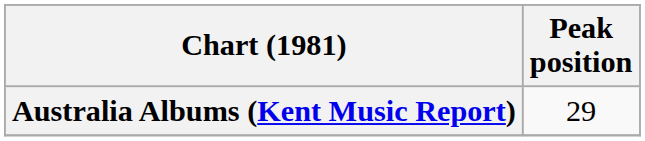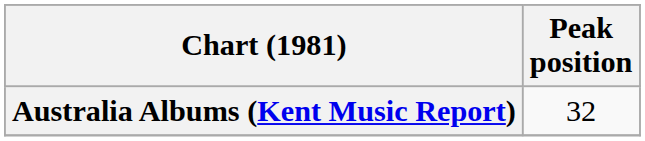(581, 110) 29 -> (581, 110) 32
